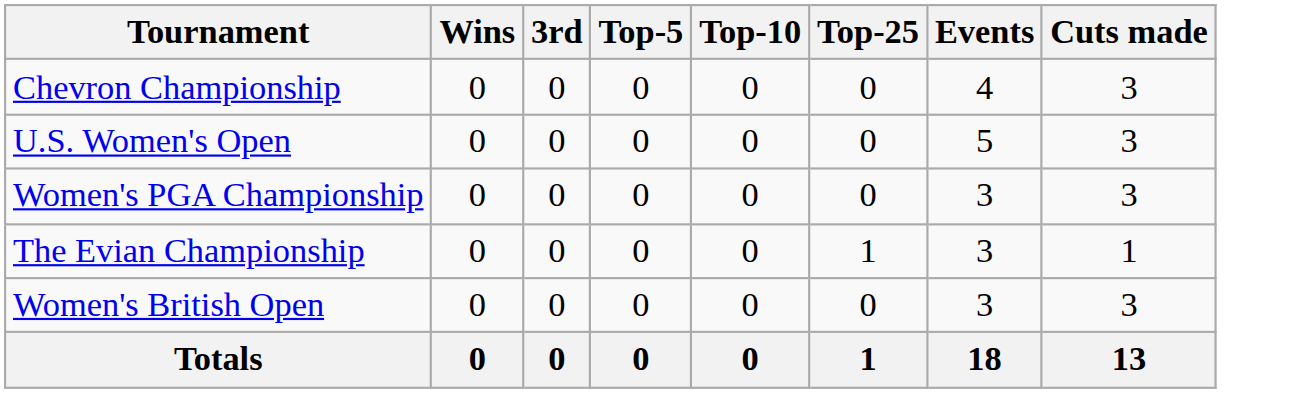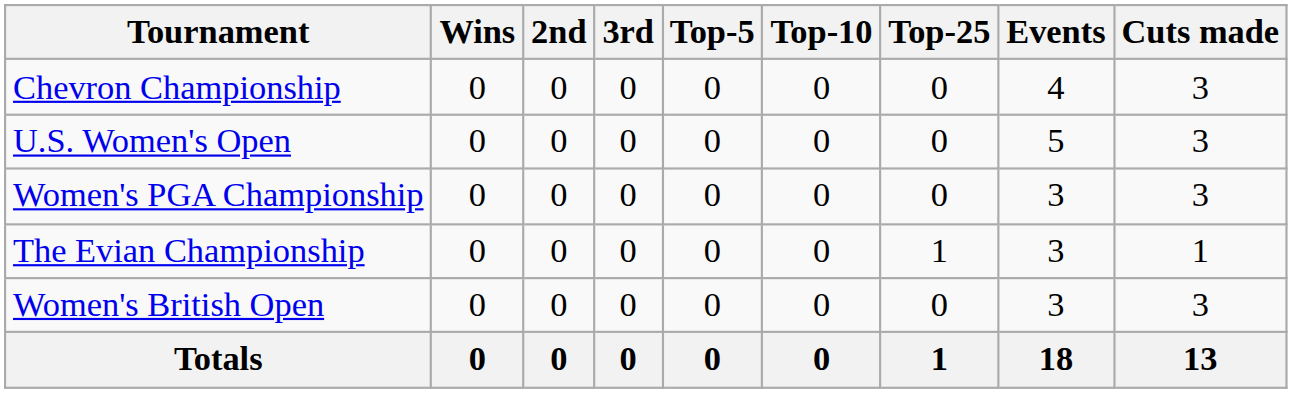+ column: (559, 31)
